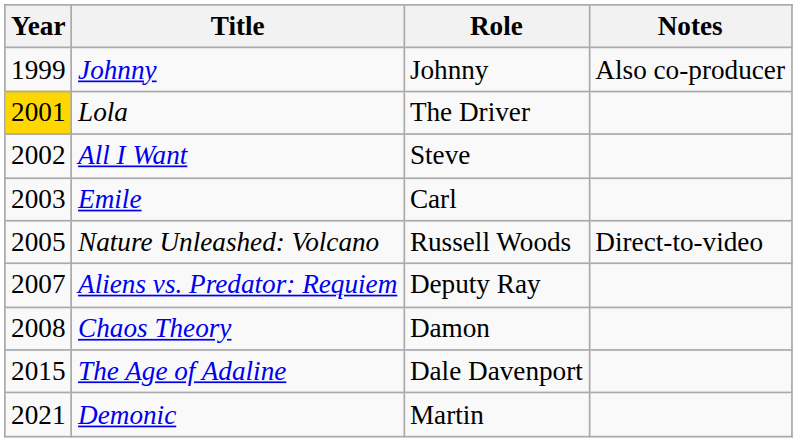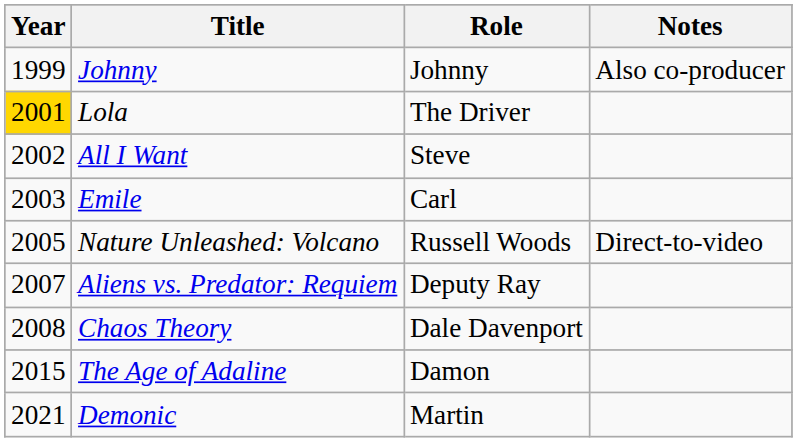(450, 328) Damon -> (496, 328) Dale Davenport
(496, 371) Dale Davenport -> (450, 371) Damon
